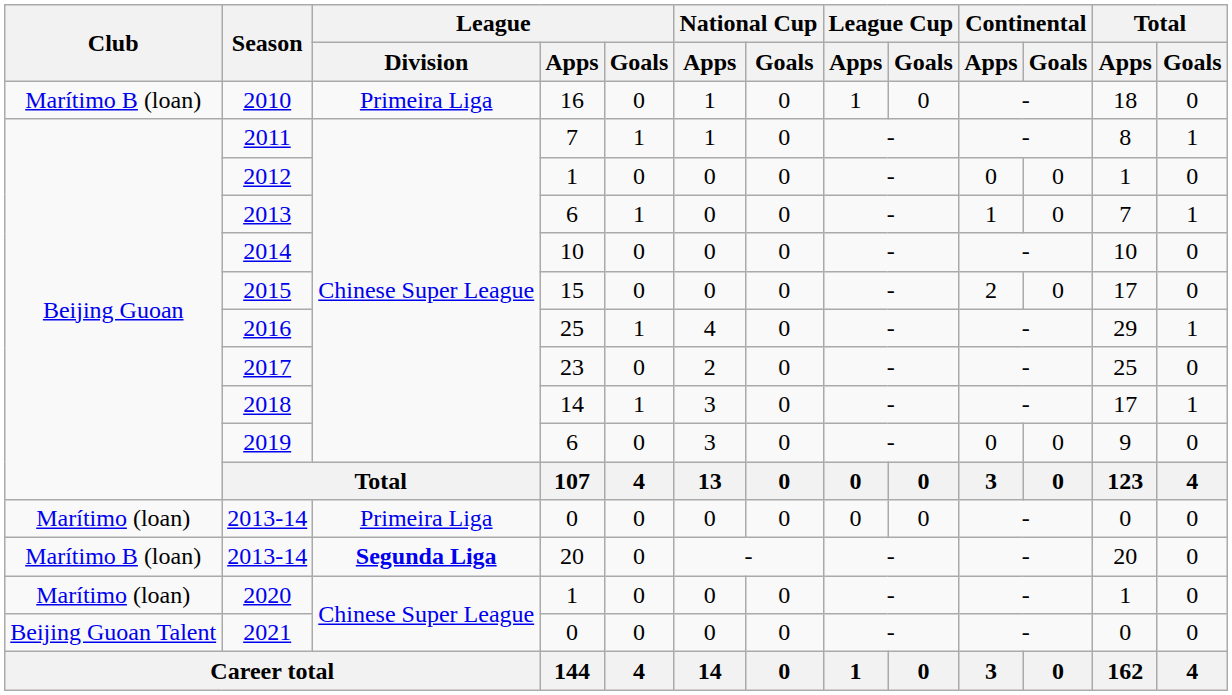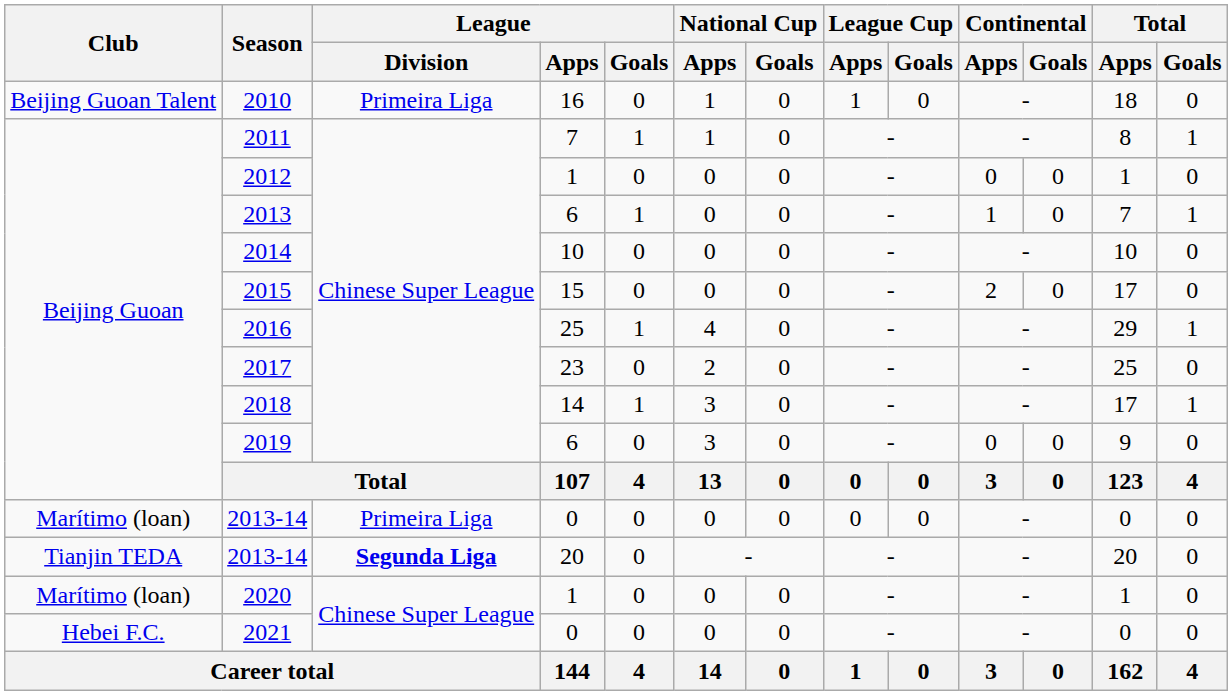(113, 99) Marítimo B (loan) -> (113, 99) Beijing Guoan Talent
(113, 556) Marítimo B (loan) -> (113, 556) Tianjin TEDA
(113, 632) Beijing Guoan Talent -> (113, 632) Hebei F.C.
